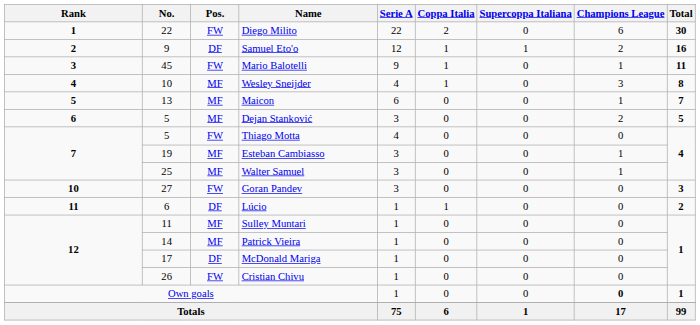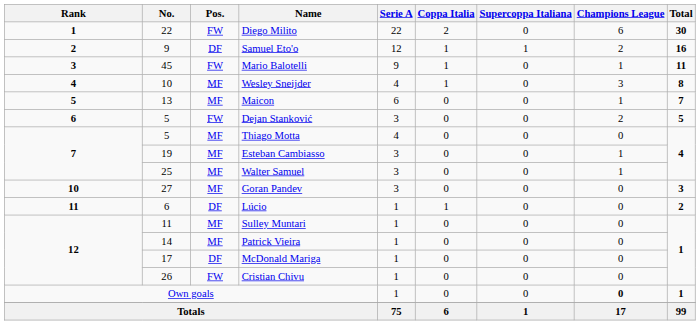(215, 118) MF -> (215, 118) FW
(215, 136) FW -> (215, 136) MF
(215, 188) FW -> (215, 188) MF
